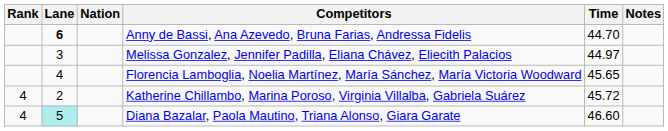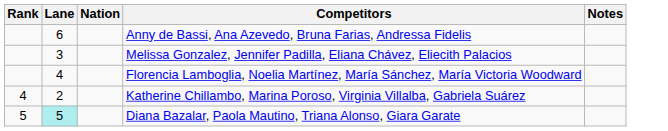- column: (604, 14)
(59, 34) bold -> (59, 34) normal
(23, 116) 4 -> (23, 116) 5
